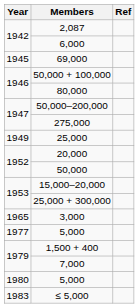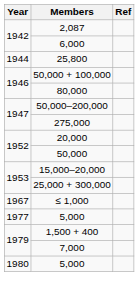+ row: (18, 59)
- row: (18, 59)
- row: (18, 138)
- row: (18, 216)
+ row: (18, 201)
- row: (18, 295)
